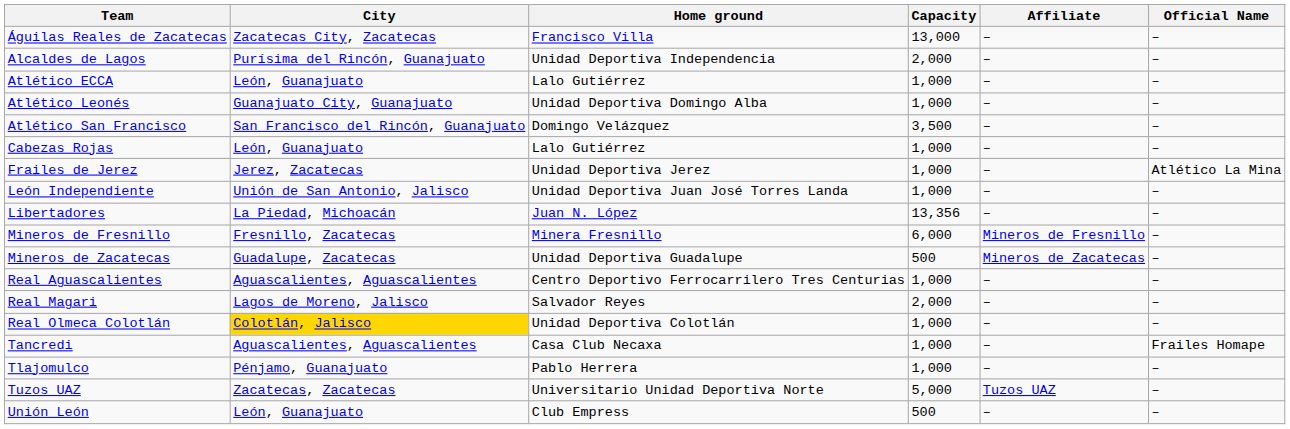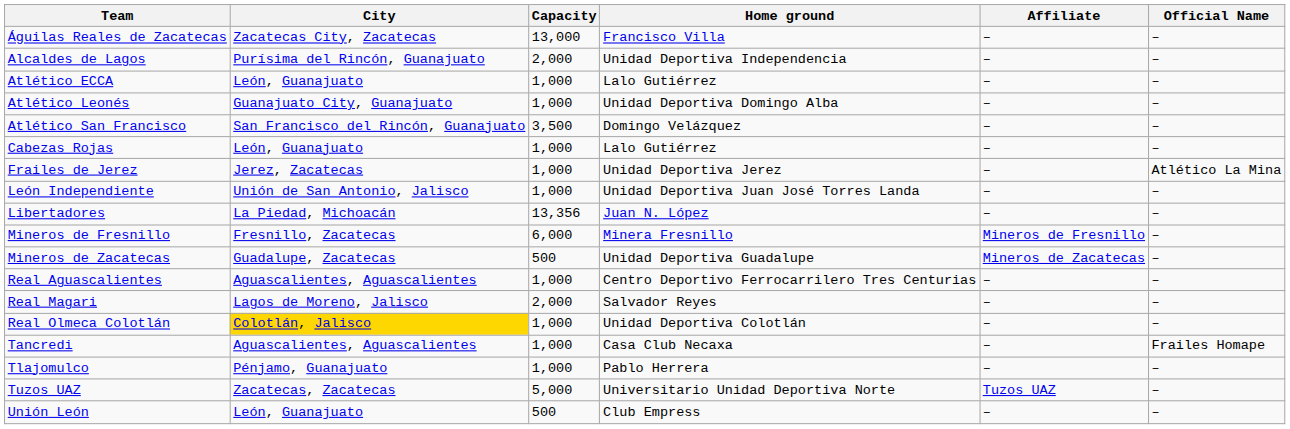columns swapped: (718, 16) <-> (944, 16)
